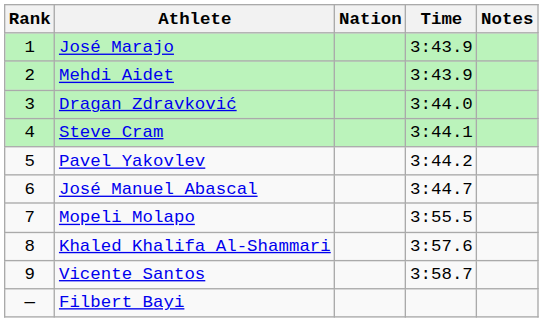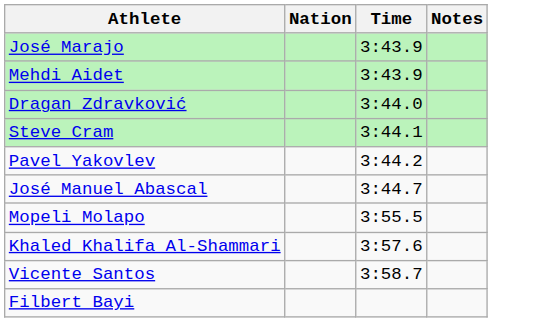- column: (30, 19)
